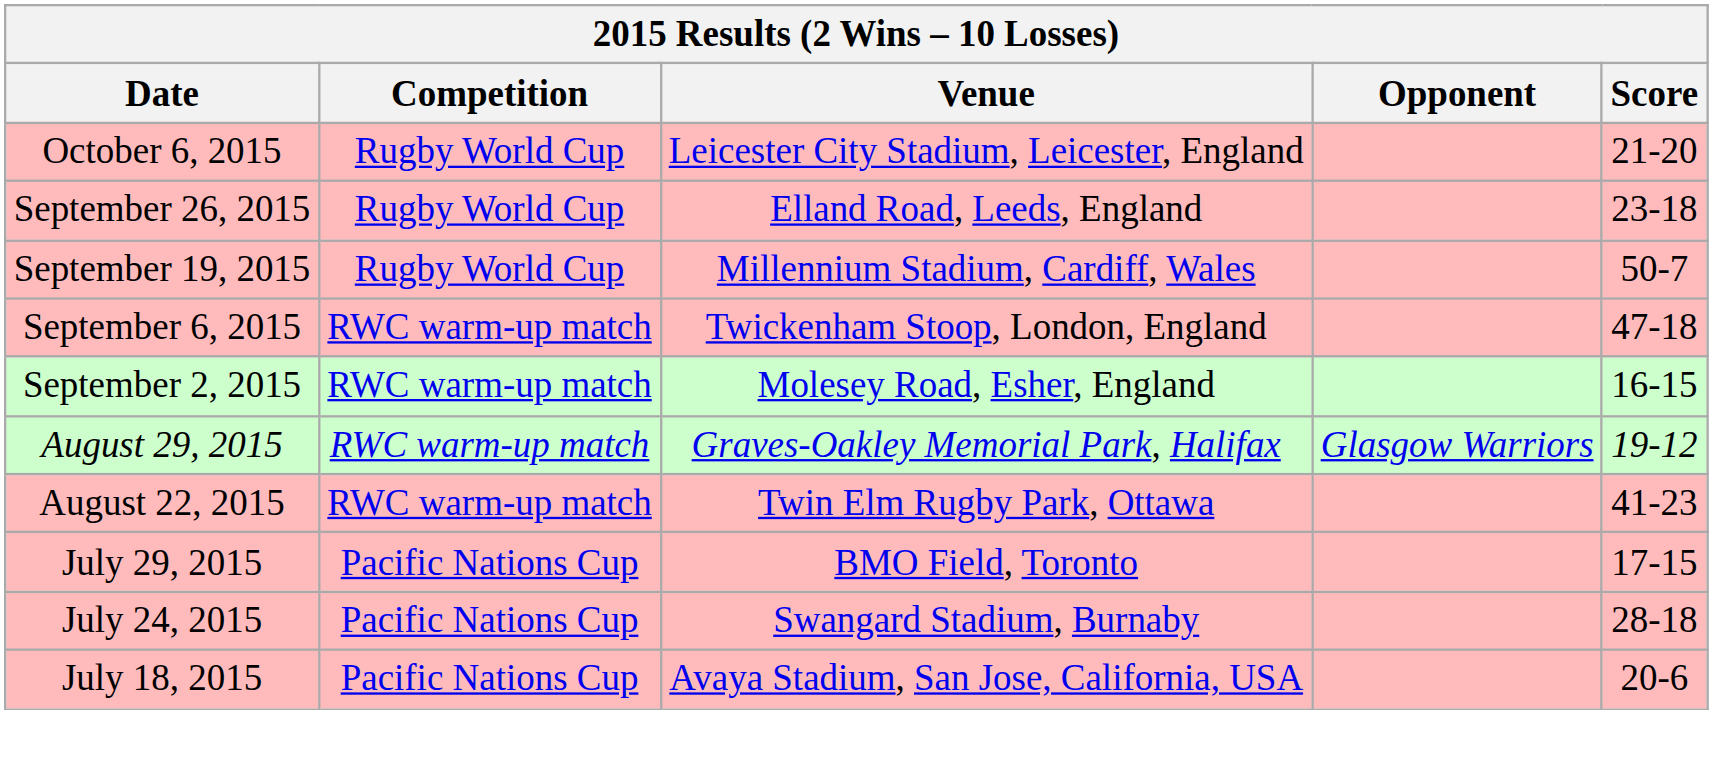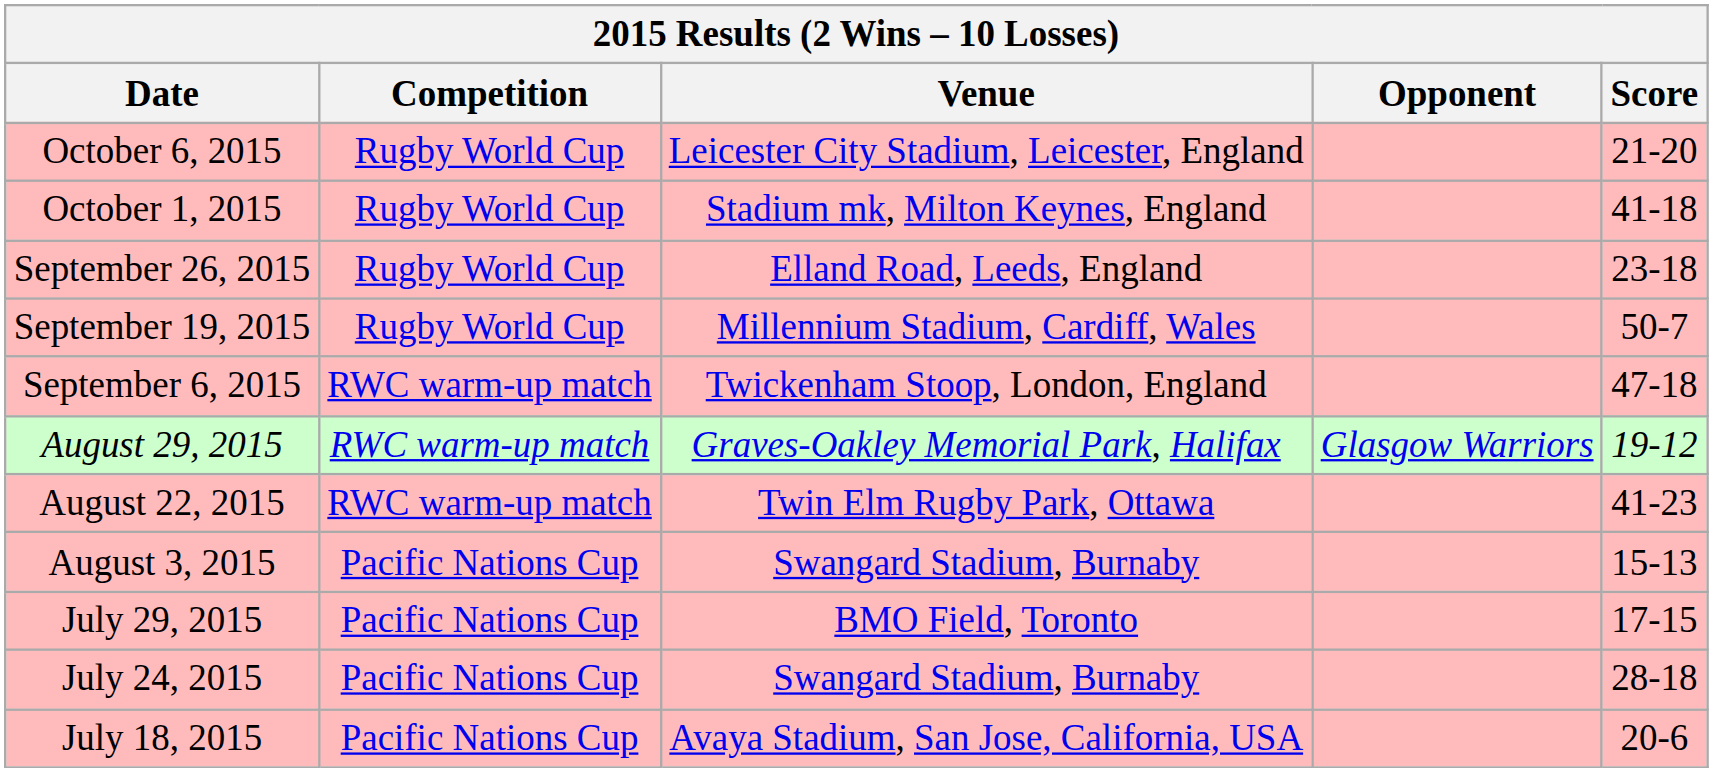+ row: (162, 209)
- row: (162, 385)
+ row: (162, 561)
